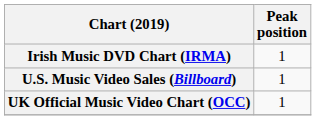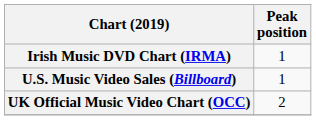(282, 102) 1 -> (282, 102) 2
